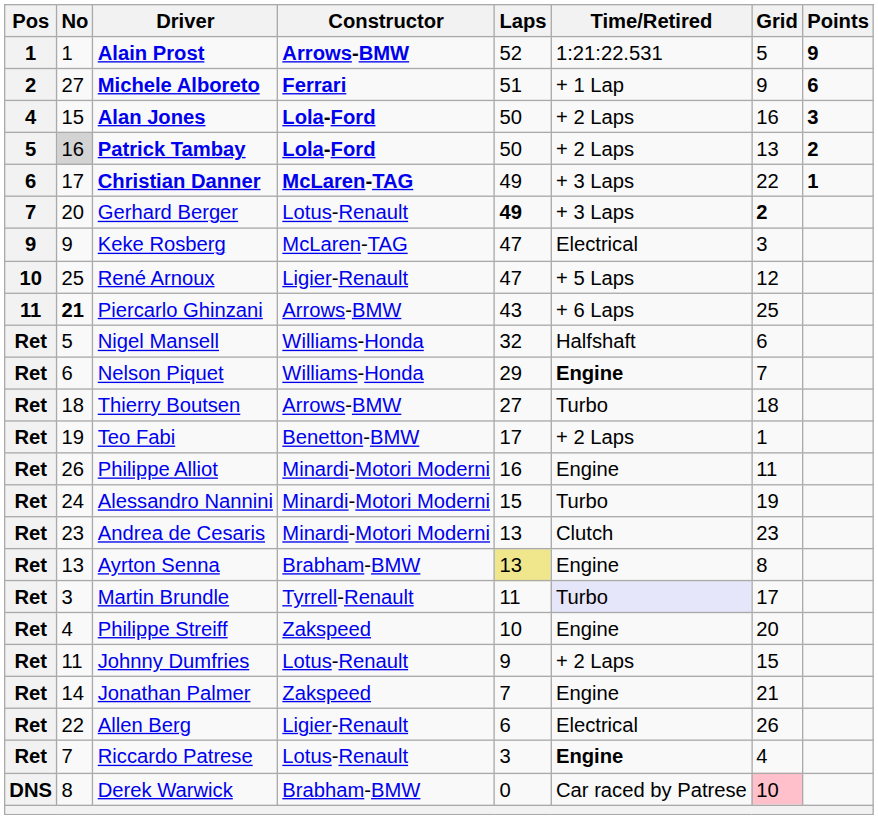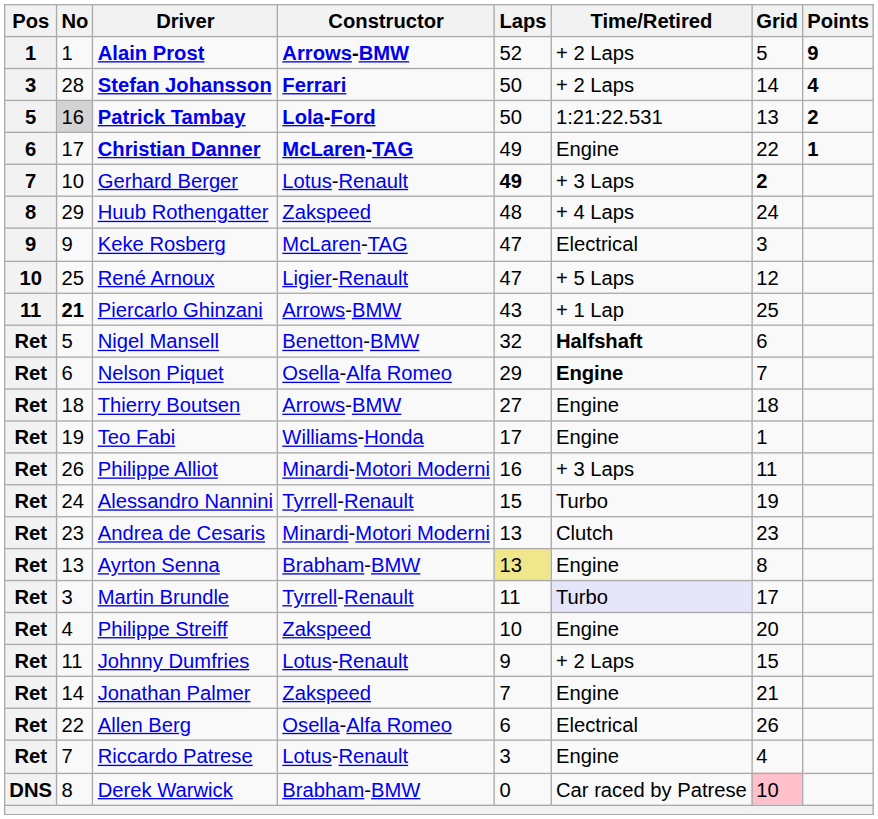(609, 53) 1:21:22.531 -> (595, 53) + 2 Laps
- row: (179, 85)
+ row: (185, 85)
- row: (152, 117)
(595, 149) + 2 Laps -> (609, 117) 1:21:22.531
(595, 181) + 3 Laps -> (587, 149) Engine
(73, 213) 20 -> (73, 181) 10
+ row: (183, 213)
(595, 309) + 6 Laps -> (590, 309) + 1 Lap
(353, 341) Williams-Honda -> (351, 341) Benetton-BMW
(596, 341) normal -> (599, 341) bold
(353, 373) Williams-Honda -> (367, 373) Osella-Alfa Romeo
(582, 405) Turbo -> (587, 405) Engine
(351, 437) Benetton-BMW -> (353, 437) Williams-Honda
(595, 437) + 2 Laps -> (587, 437) Engine
(587, 469) Engine -> (595, 469) + 3 Laps
(386, 501) Minardi-Motori Moderni -> (348, 501) Tyrrell-Renault
(345, 725) Ligier-Renault -> (367, 725) Osella-Alfa Romeo
(590, 757) bold -> (587, 757) normal
